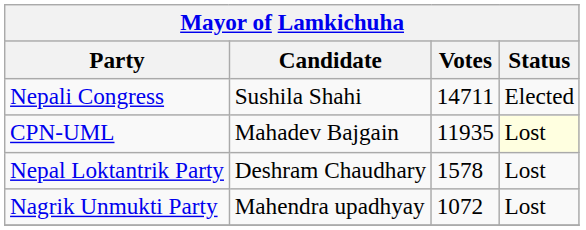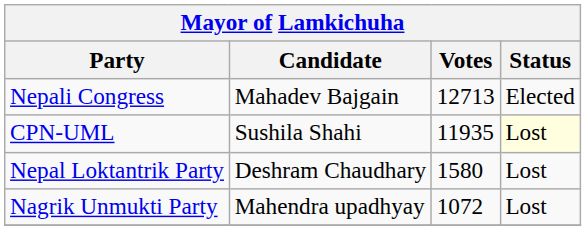(298, 96) Sushila Shahi -> (317, 96) Mahadev Bajgain
(465, 96) 14711 -> (466, 96) 12713
(317, 133) Mahadev Bajgain -> (298, 133) Sushila Shahi
(460, 170) 1578 -> (460, 170) 1580
